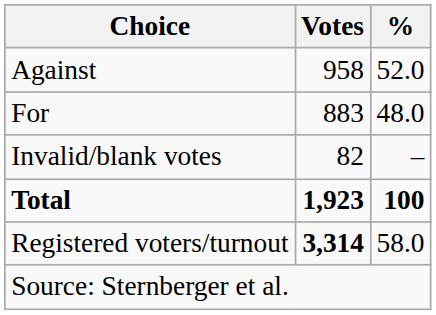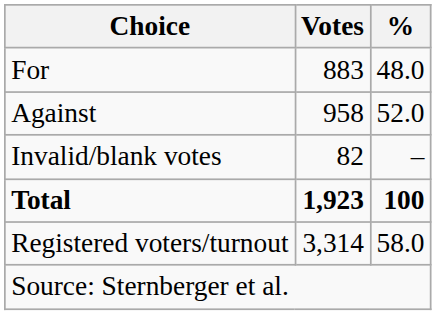rows swapped: (30, 112) <-> (54, 69)
(333, 243) bold -> (333, 243) normal
